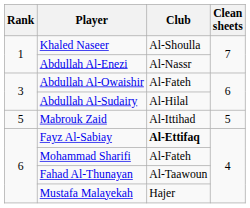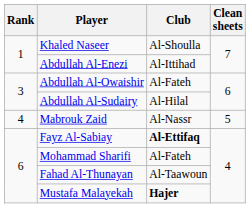(170, 63) Al-Nassr -> (172, 63) Al-Ittihad
(21, 119) 5 -> (21, 119) 4
(172, 119) Al-Ittihad -> (170, 119) Al-Nassr
(162, 193) normal -> (164, 193) bold
